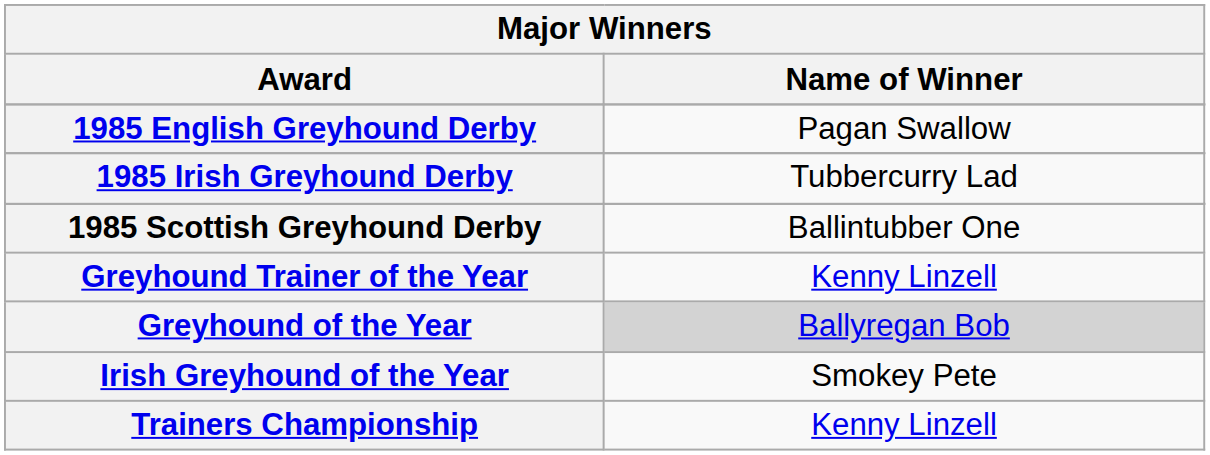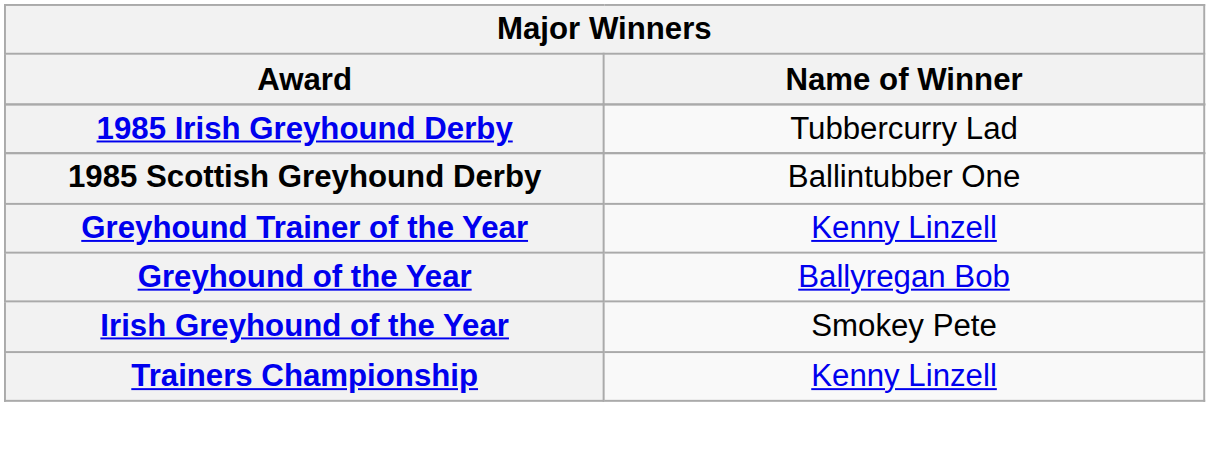- row: (305, 128)
(904, 326) lightgrey background -> (904, 276) no background
